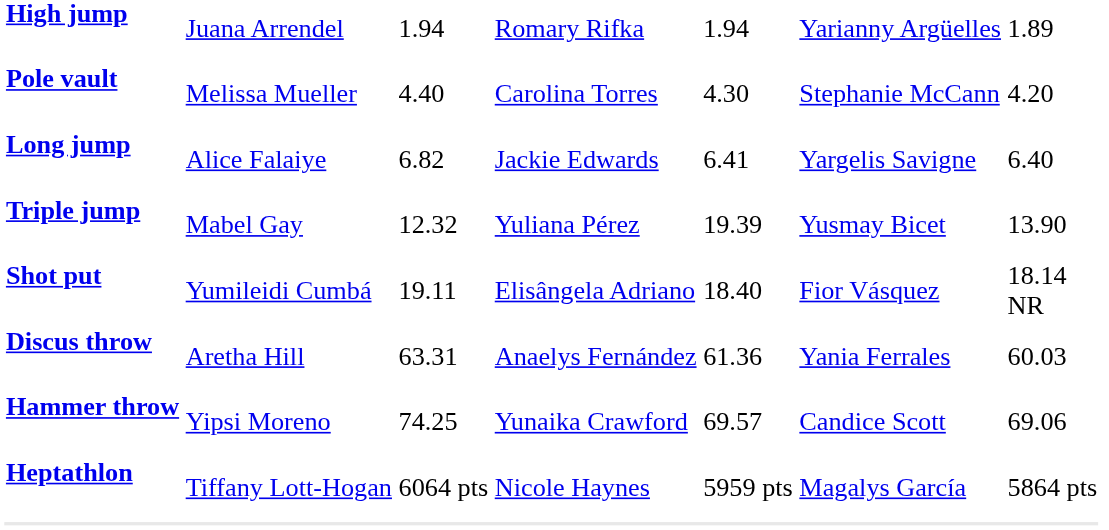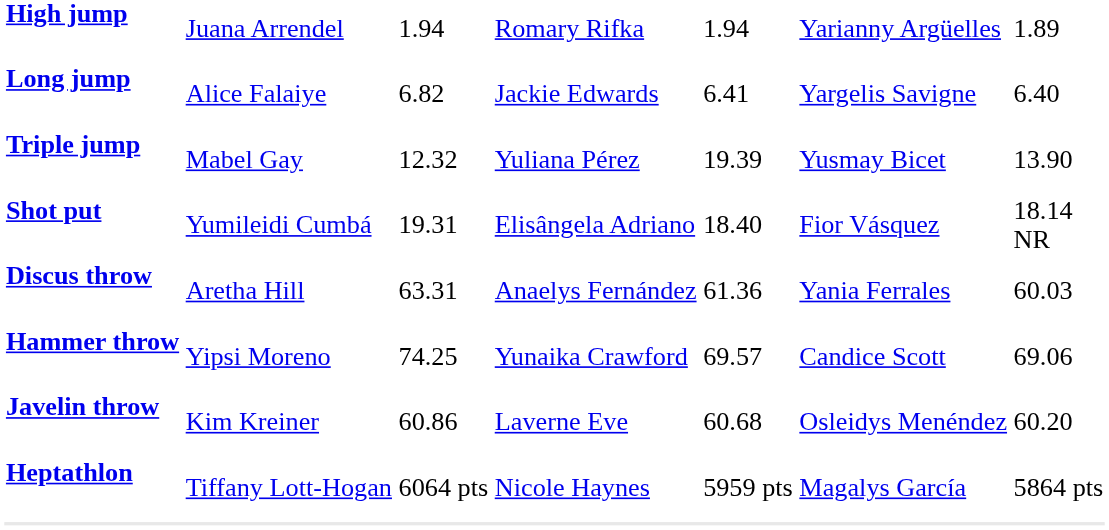- row: (62, 93)
(428, 290) 19.11 -> (428, 224) 19.31
+ row: (83, 421)
